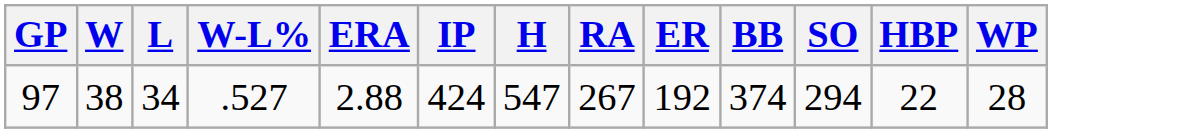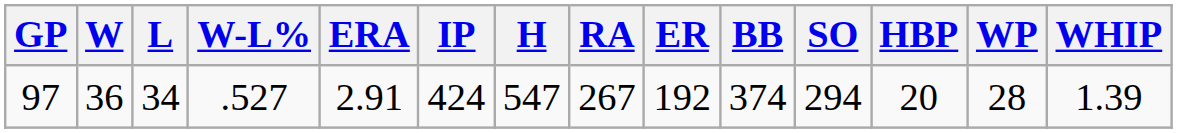+ column: (1109, 34)
(104, 95) 38 -> (104, 95) 36
(369, 95) 2.88 -> (369, 95) 2.91
(919, 95) 22 -> (919, 95) 20
